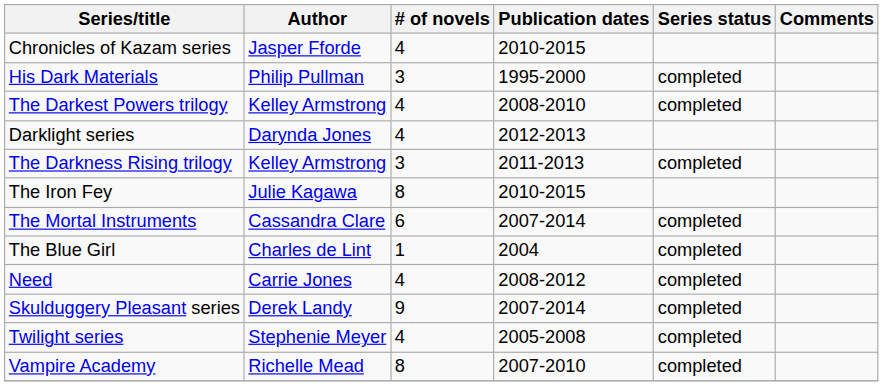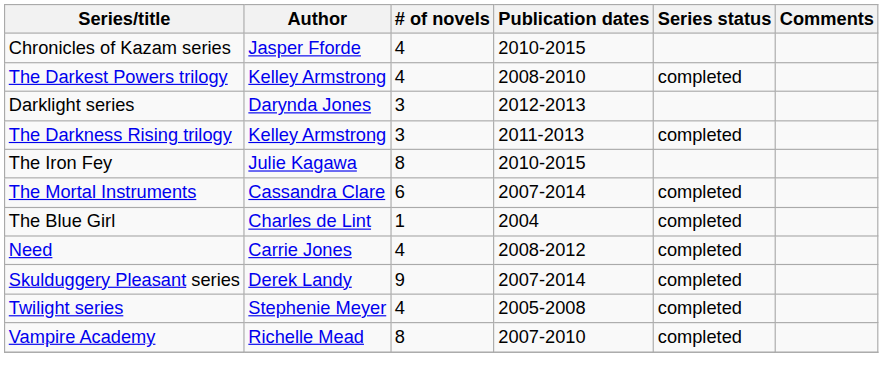- row: (83, 76)
(400, 134) 4 -> (400, 105) 3
